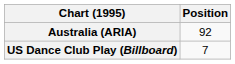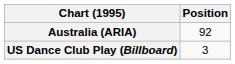(205, 50) 7 -> (205, 50) 3
